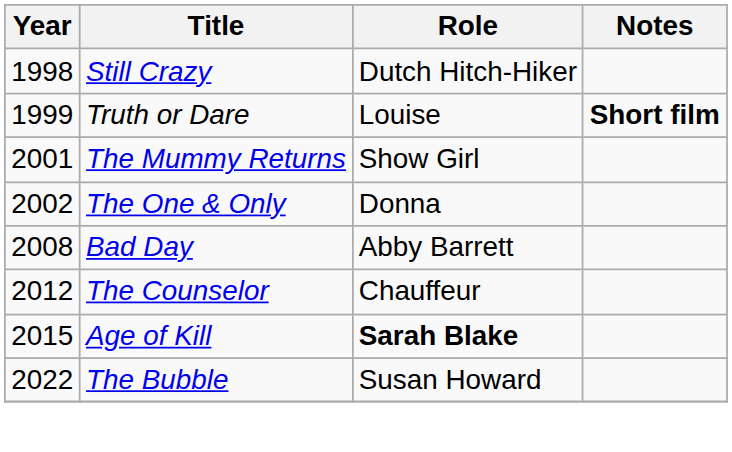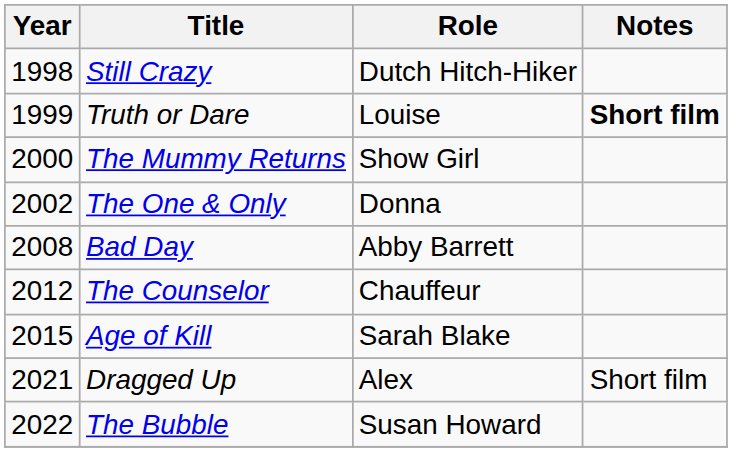(42, 159) 2001 -> (42, 159) 2000
(438, 335) bold -> (435, 335) normal
+ row: (161, 379)
